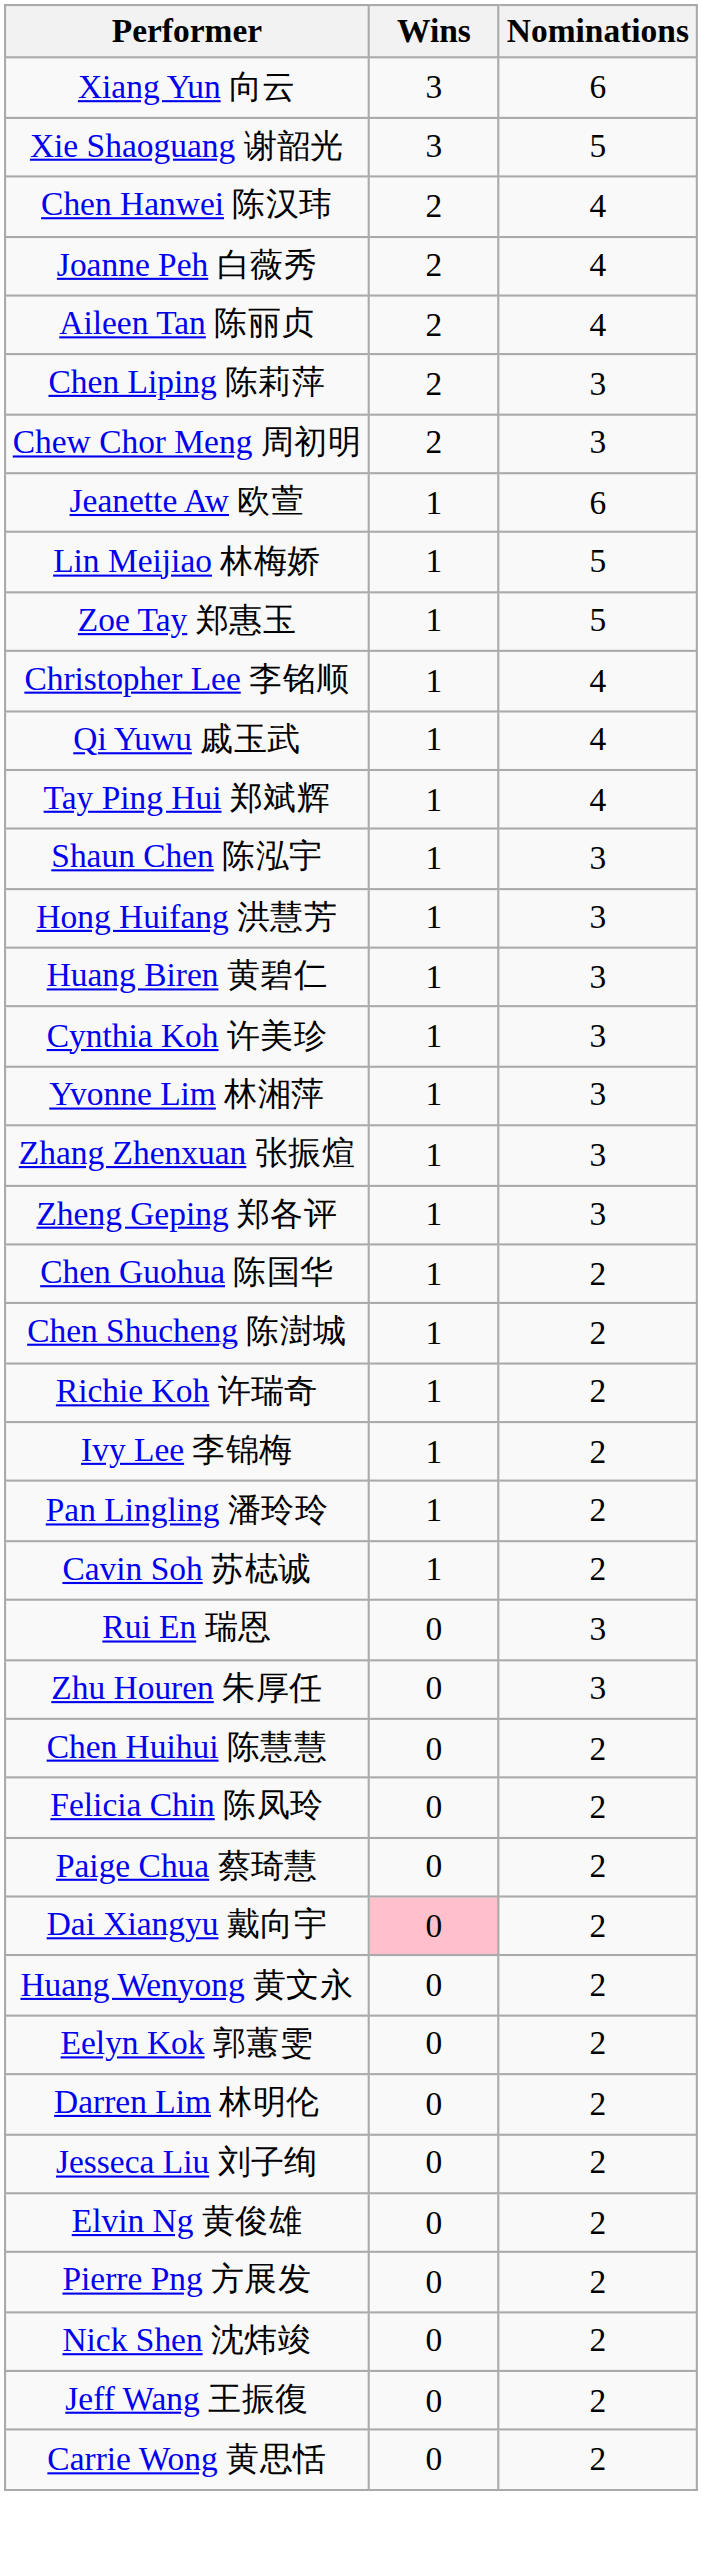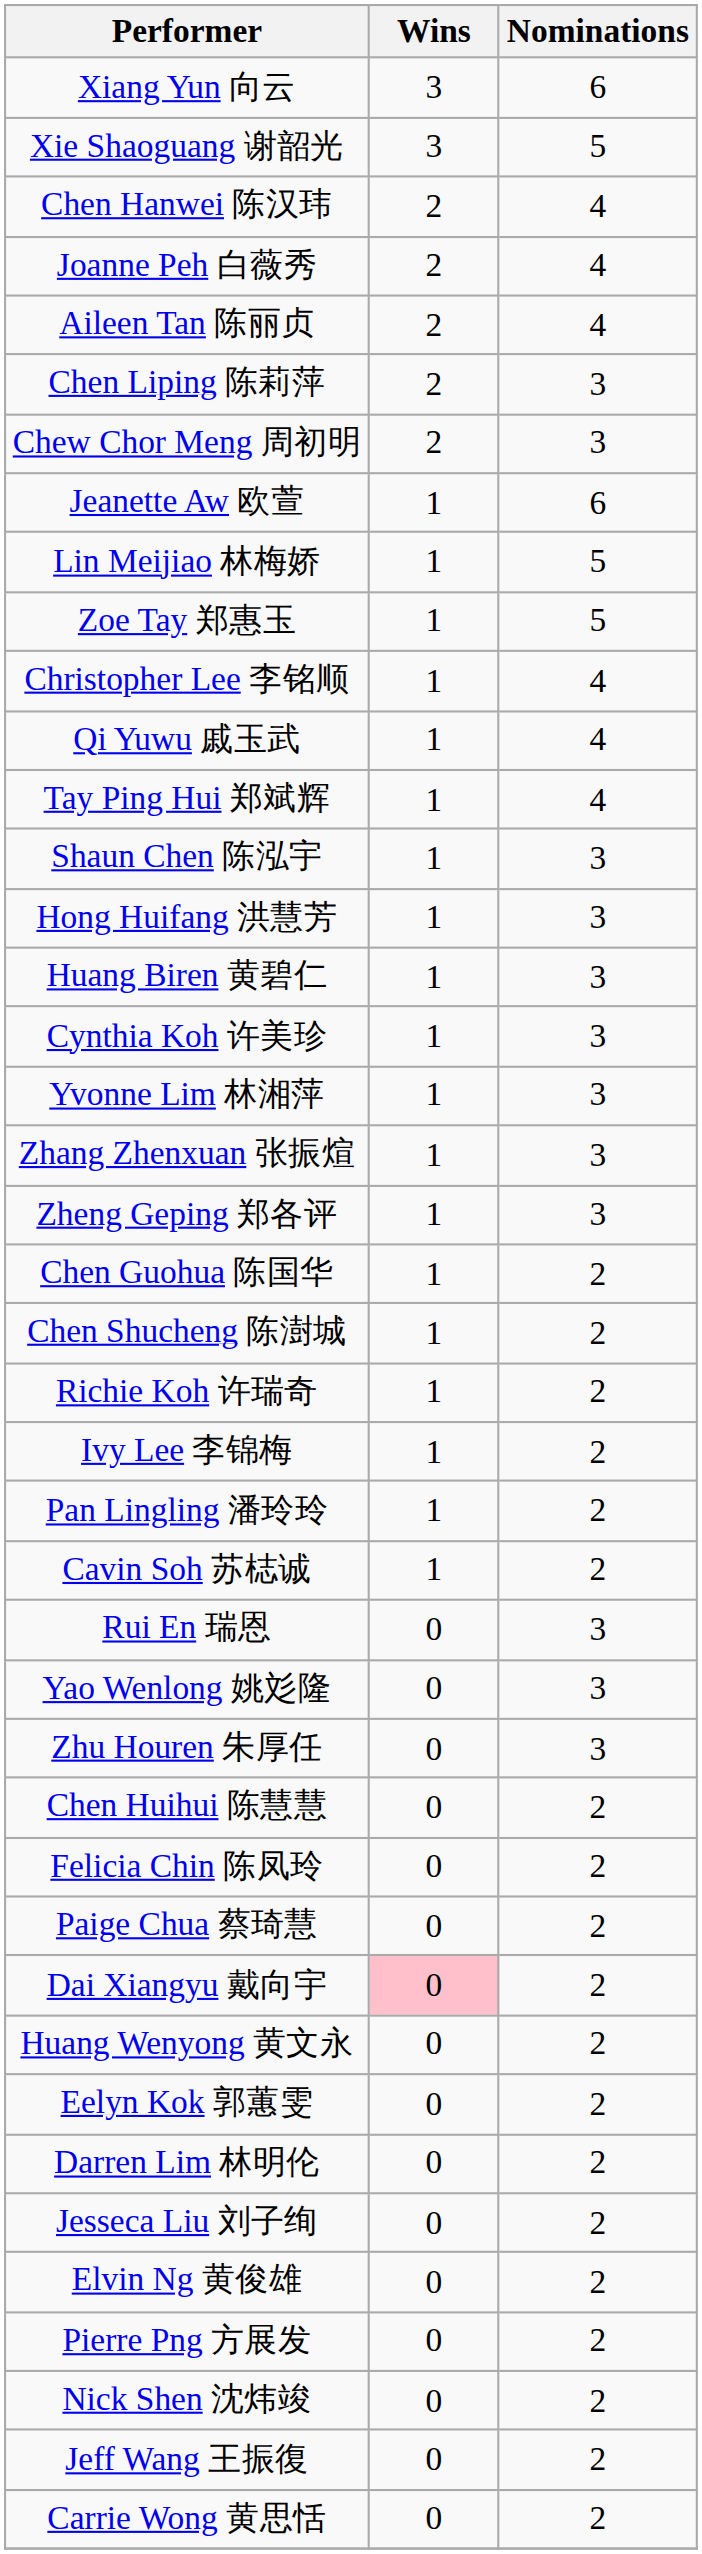+ row: (187, 1687)
